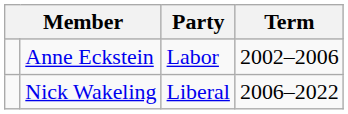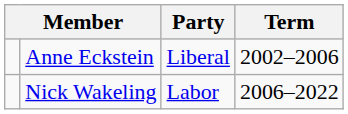(193, 56) Labor -> (198, 56) Liberal
(198, 91) Liberal -> (193, 91) Labor
